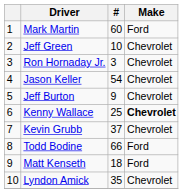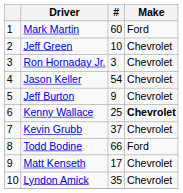(116, 163) 18 -> (116, 163) 17
(138, 163) Ford -> (150, 163) Chevrolet
